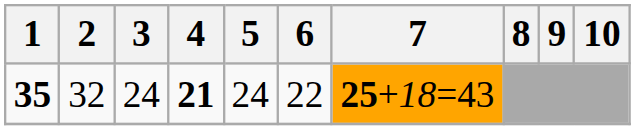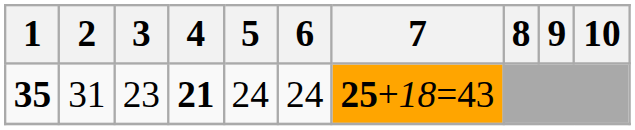(87, 93) 32 -> (87, 93) 31
(141, 93) 24 -> (141, 93) 23
(305, 93) 22 -> (305, 93) 24
